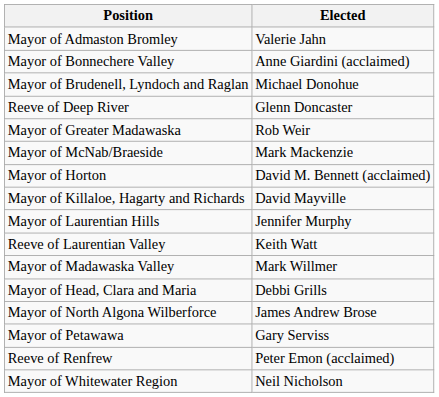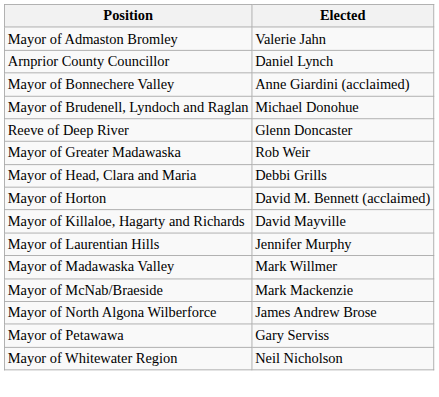+ row: (89, 61)
rows swapped: (102, 289) <-> (85, 152)
- row: (87, 244)
- row: (60, 358)
